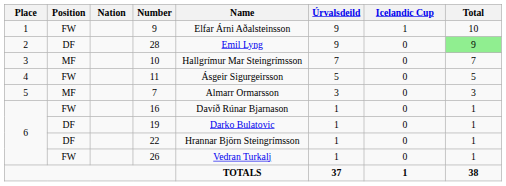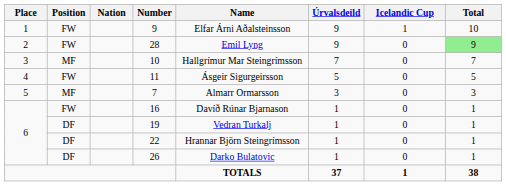(69, 44) DF -> (69, 44) FW
(242, 124) Darko Bulatovic -> (242, 124) Vedran Turkalj
(69, 157) FW -> (69, 157) DF
(242, 157) Vedran Turkalj -> (242, 157) Darko Bulatovic
